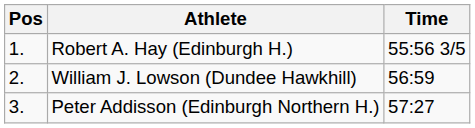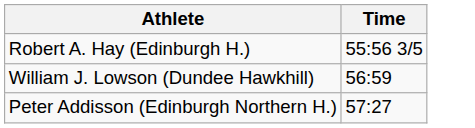- column: (26, 19)
